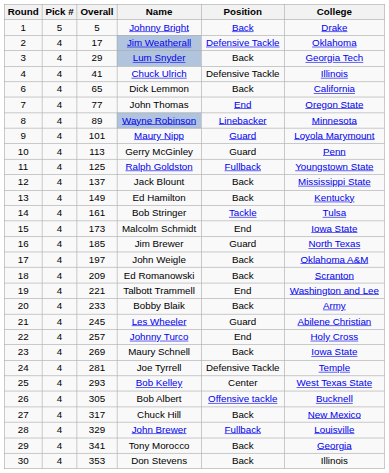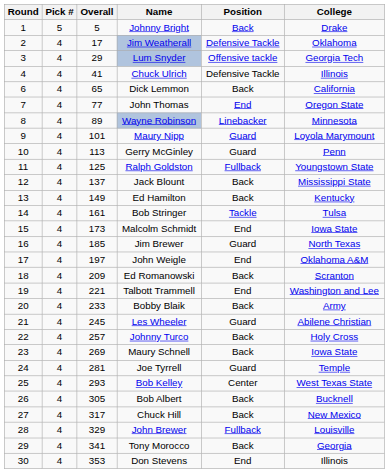(243, 58) Back -> (243, 58) Offensive tackle
(243, 259) Back -> (243, 259) End
(243, 337) End -> (243, 337) Back
(243, 368) Defensive Tackle -> (243, 368) Guard
(243, 399) Offensive tackle -> (243, 399) Back
(243, 461) Back -> (243, 461) End
